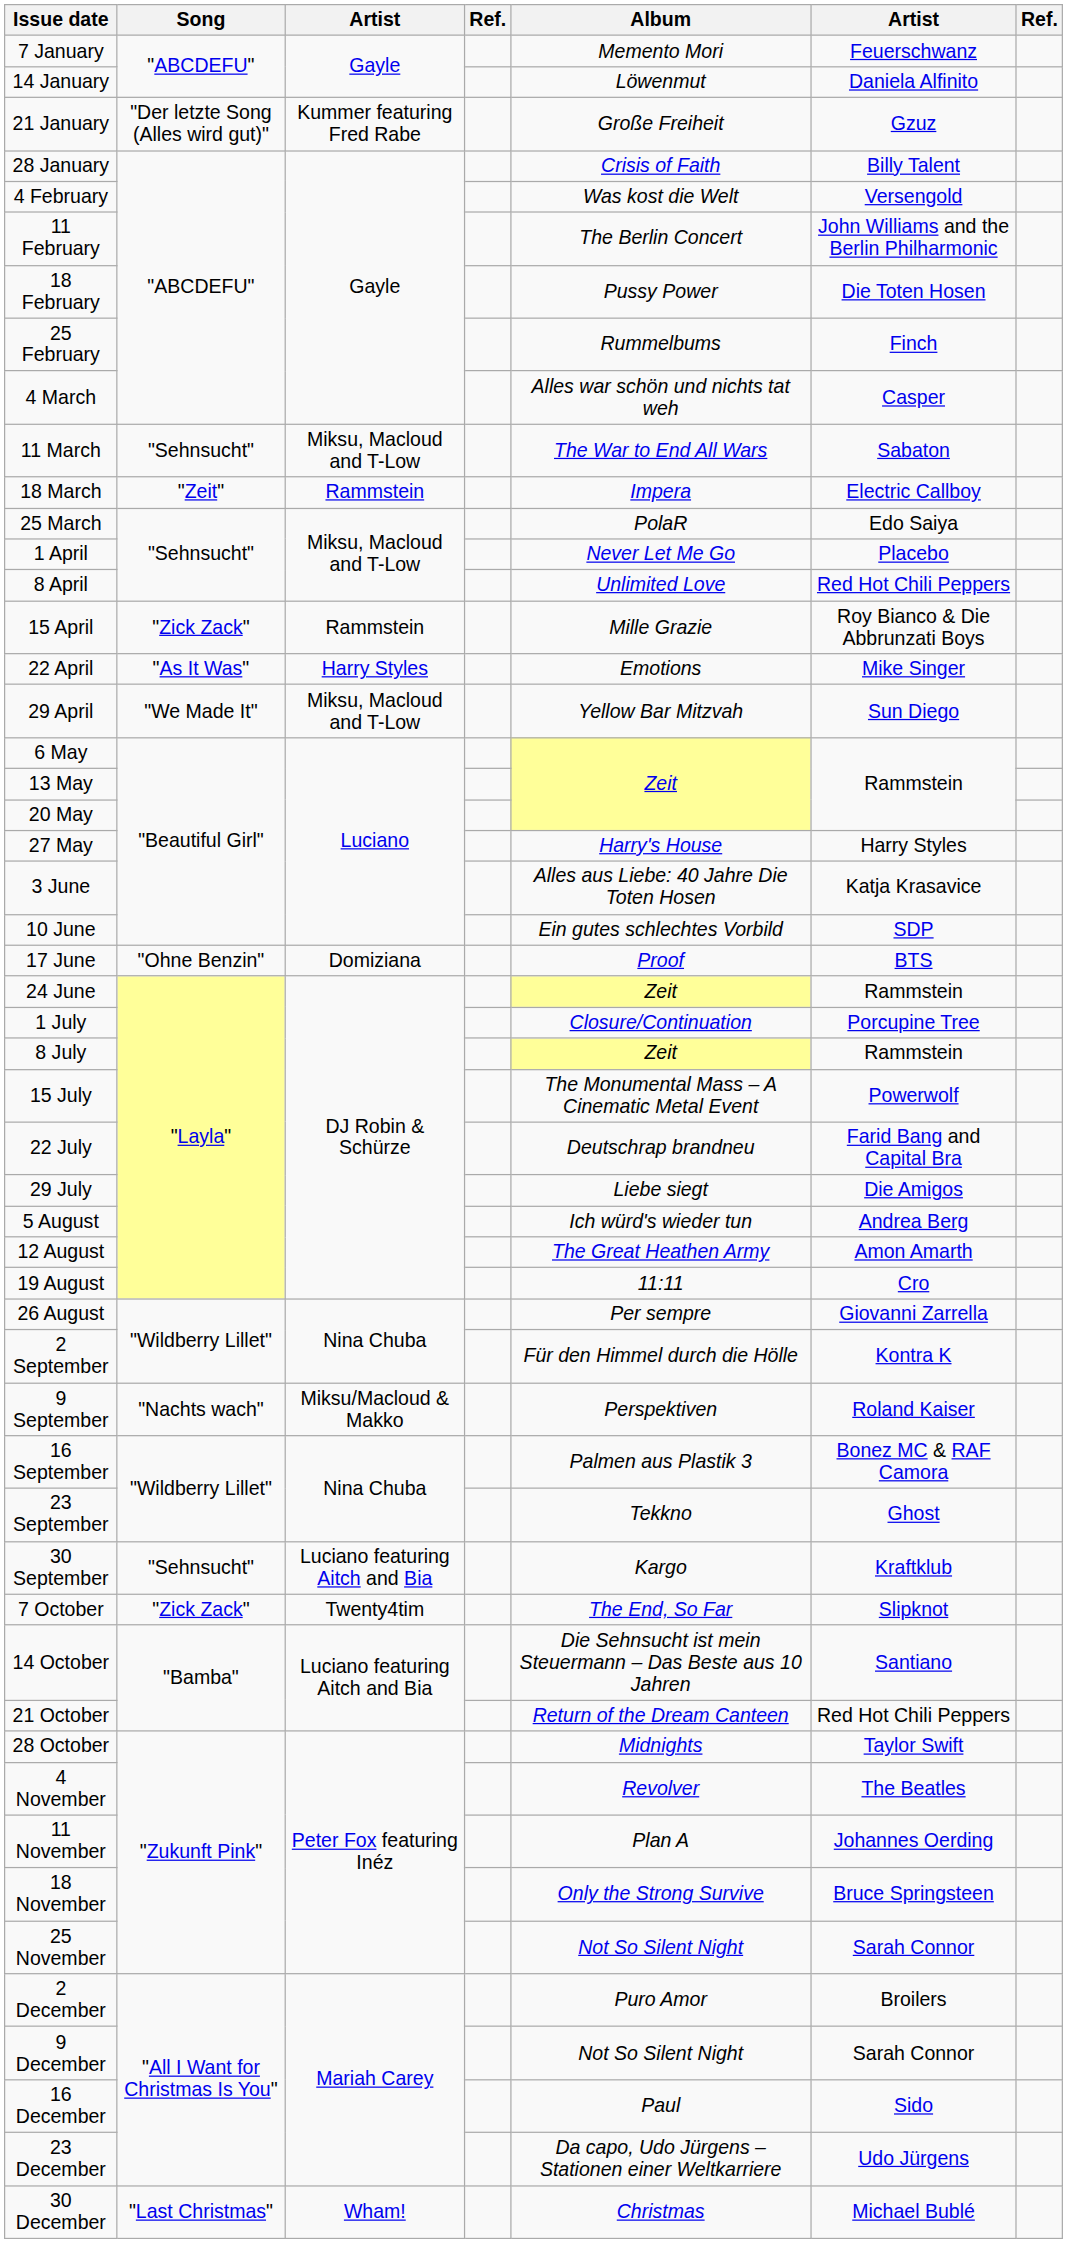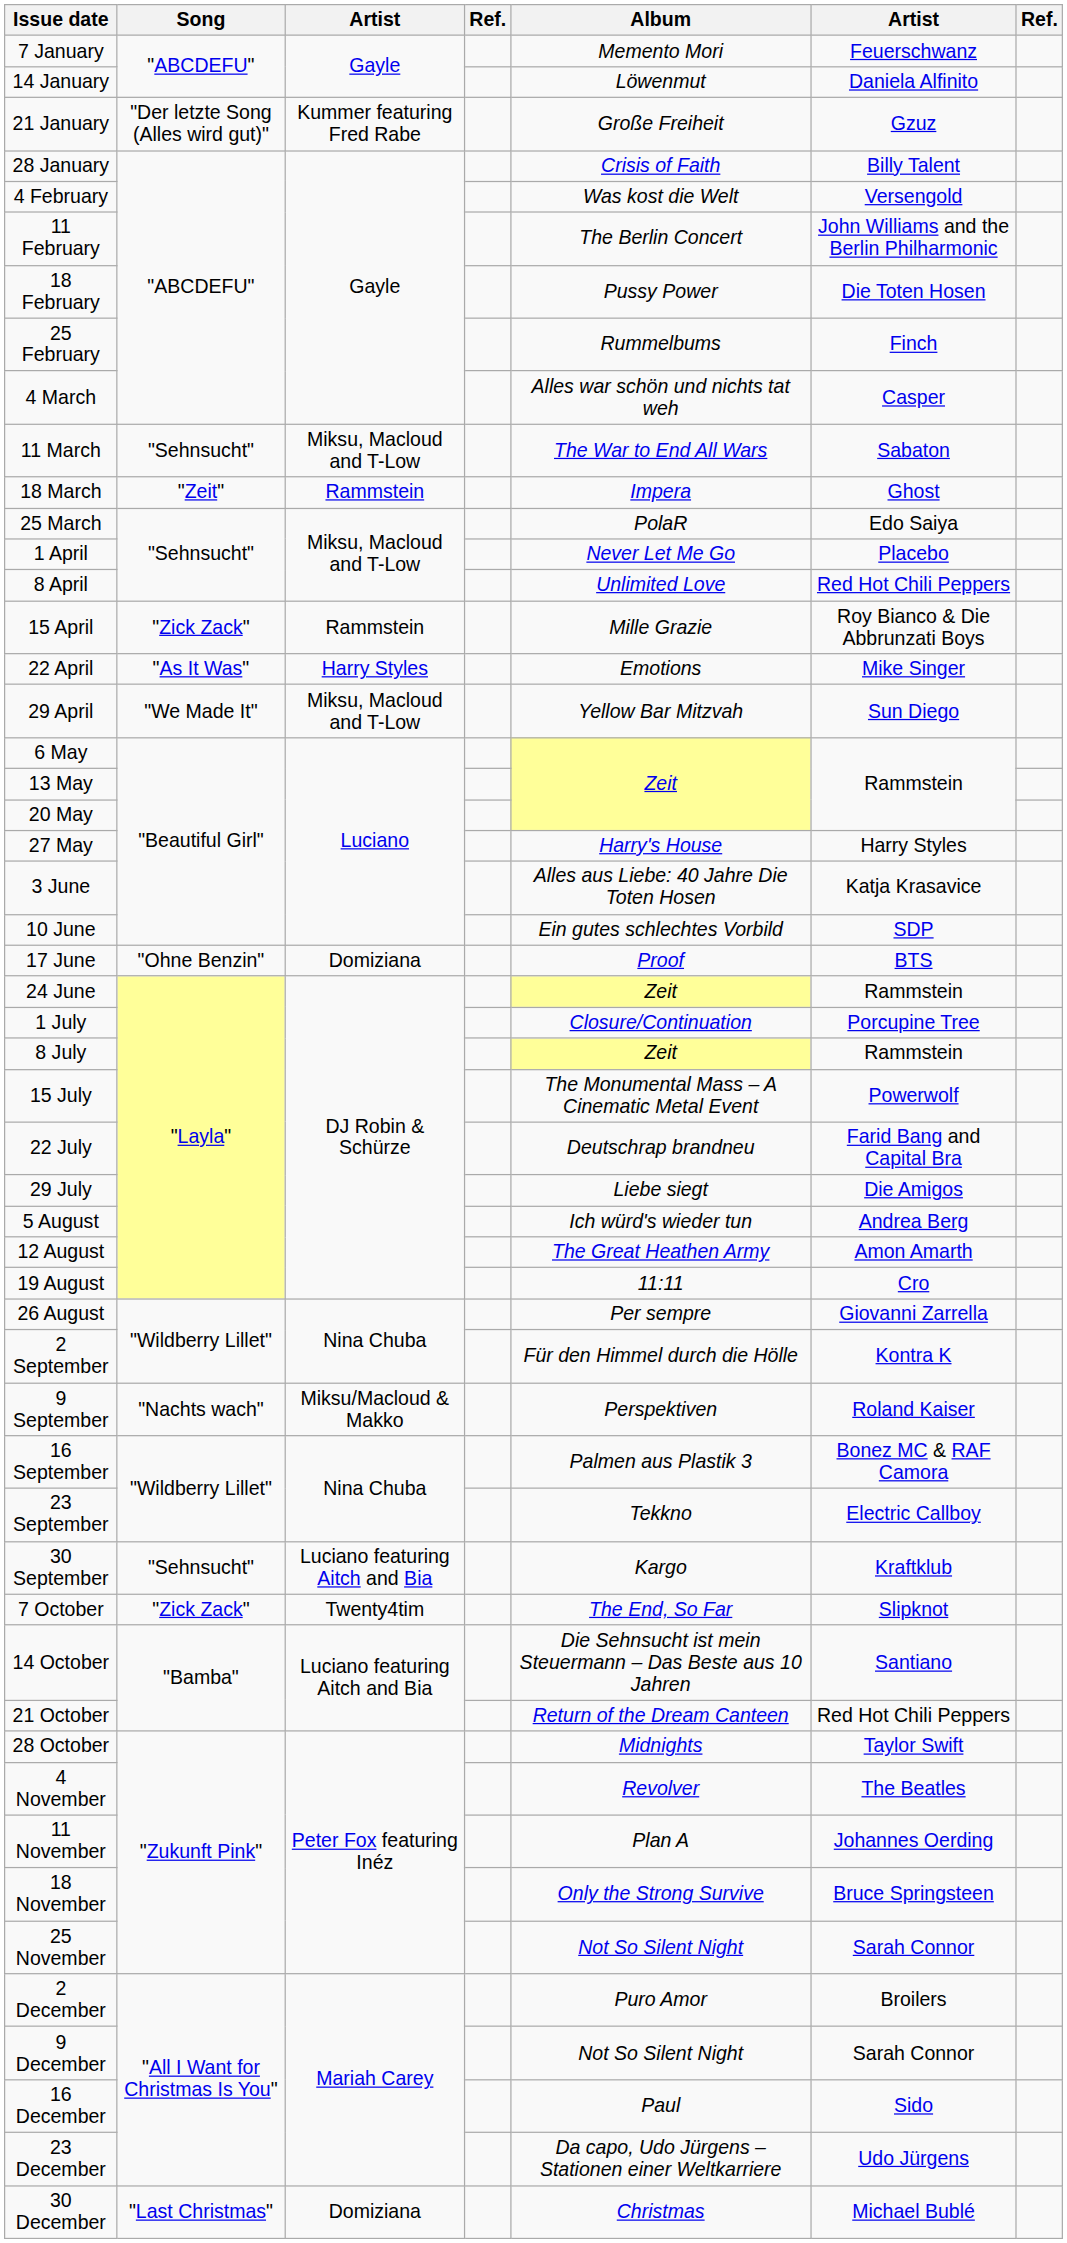(914, 492) Electric Callboy -> (914, 492) Ghost
(914, 1514) Ghost -> (914, 1514) Electric Callboy
(375, 2211) Wham! -> (375, 2211) Domiziana
